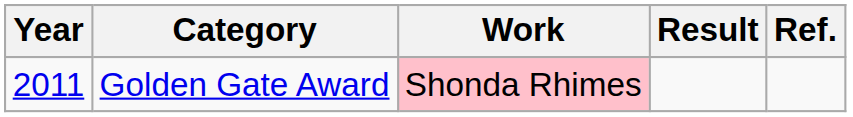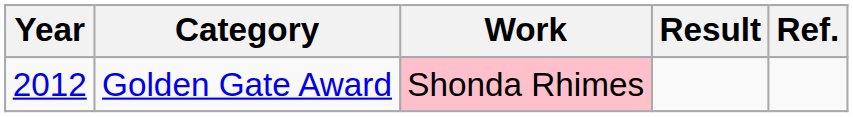(48, 83) 2011 -> (50, 83) 2012
